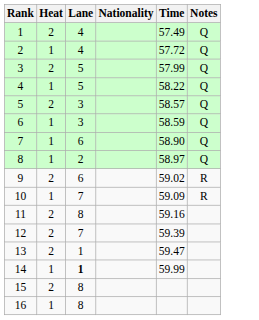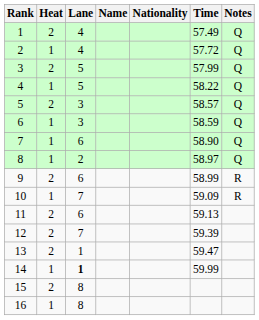+ column: (113, 13)
(172, 178) 59.02 -> (206, 178) 58.99
(81, 214) 8 -> (81, 214) 6
(172, 214) 59.16 -> (206, 214) 59.13
